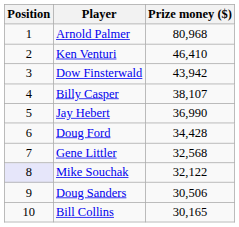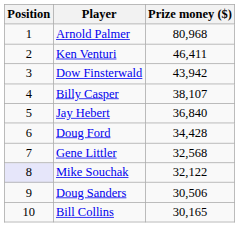(190, 53) 46,410 -> (190, 53) 46,411
(190, 113) 36,990 -> (190, 113) 36,840
